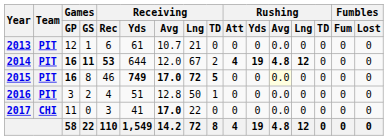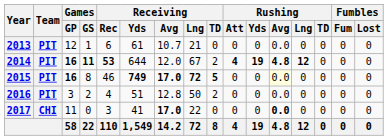(215, 94) 1 -> (215, 94) 2
(280, 110) normal -> (280, 110) bold
